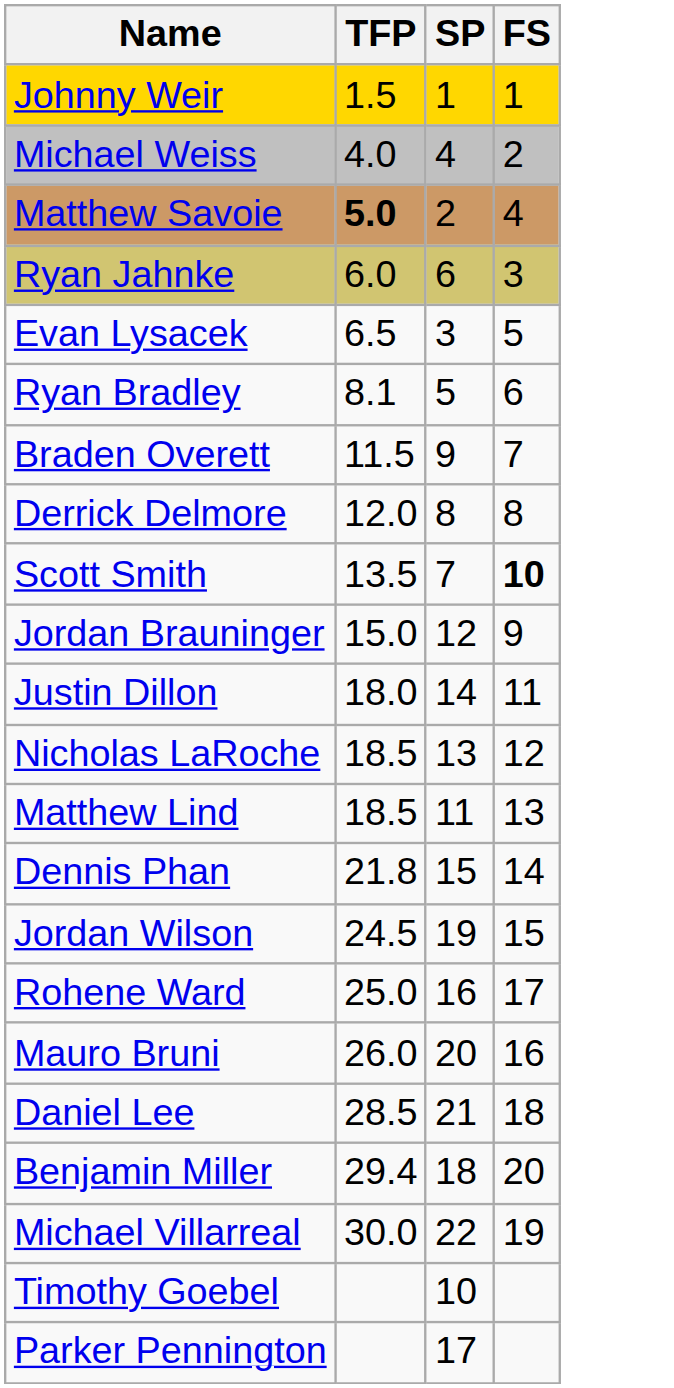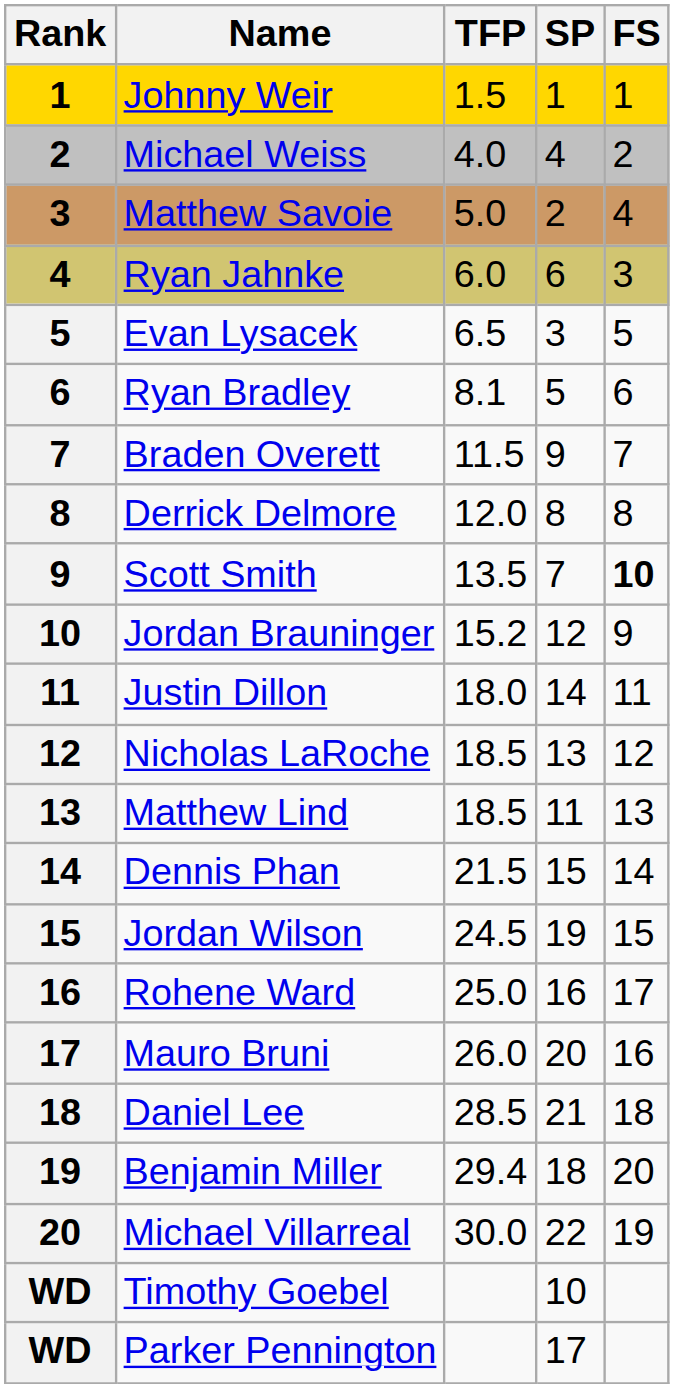+ column: (60, 34)
(370, 214) bold -> (480, 214) normal
(381, 633) 15.0 -> (491, 633) 15.2
(381, 872) 21.8 -> (491, 872) 21.5
